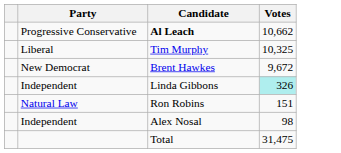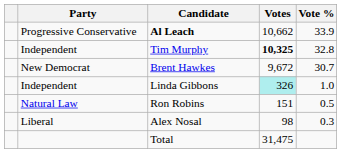+ column: (316, 13)
(37, 49) Liberal -> (49, 49) Independent
(278, 49) normal -> (278, 49) bold
(49, 121) Independent -> (37, 121) Liberal
